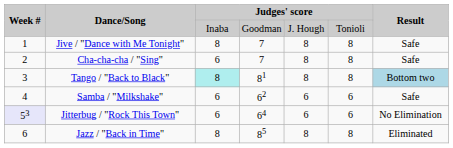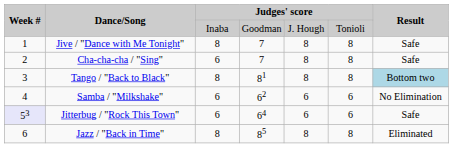(217, 77) paleturquoise background -> (217, 77) no background
(410, 96) Safe -> (410, 96) No Elimination
(410, 115) No Elimination -> (410, 115) Safe
